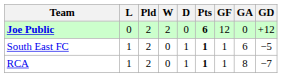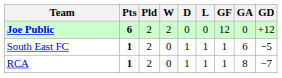columns swapped: (205, 13) <-> (129, 13)
